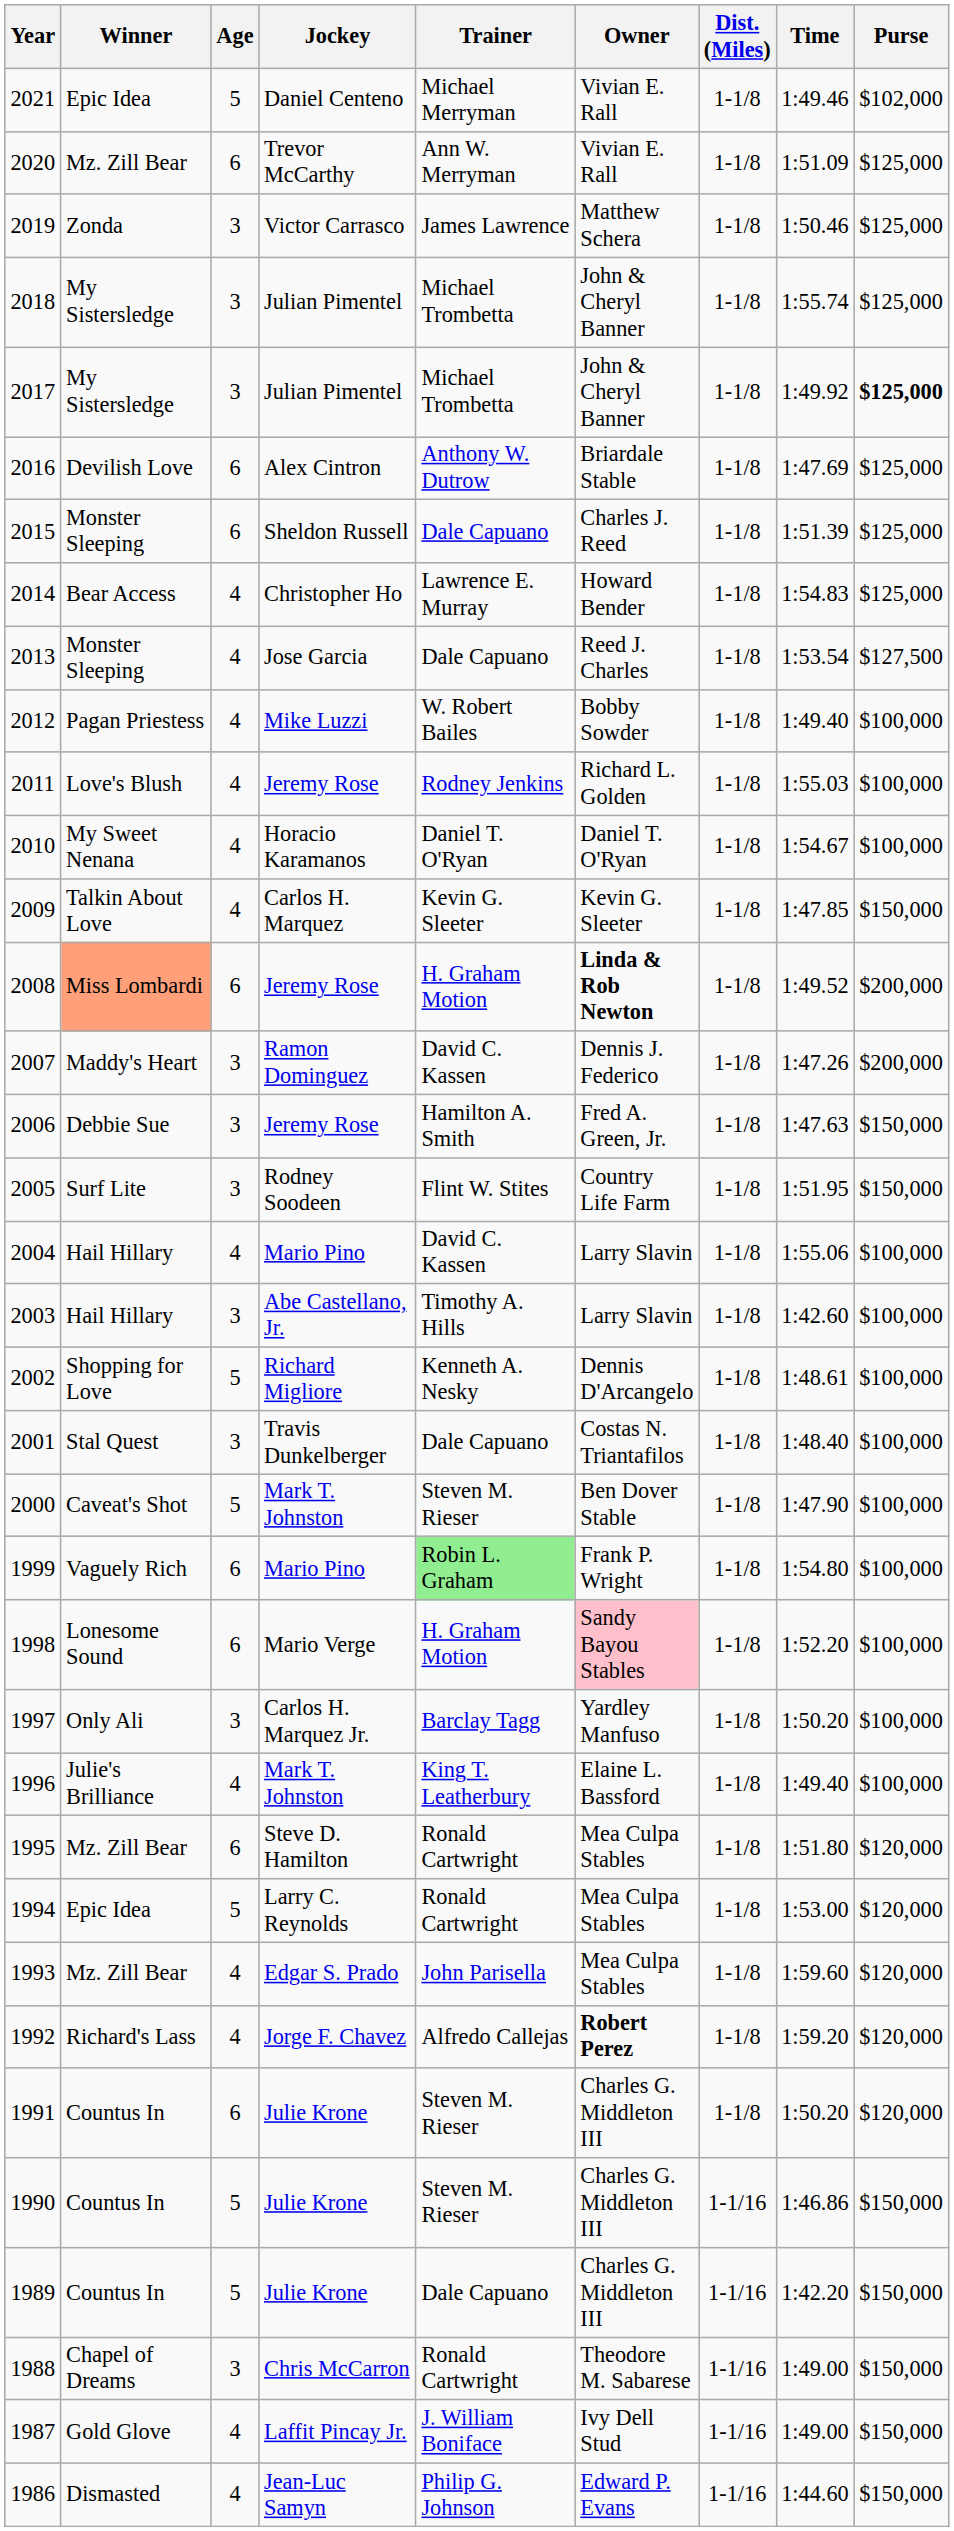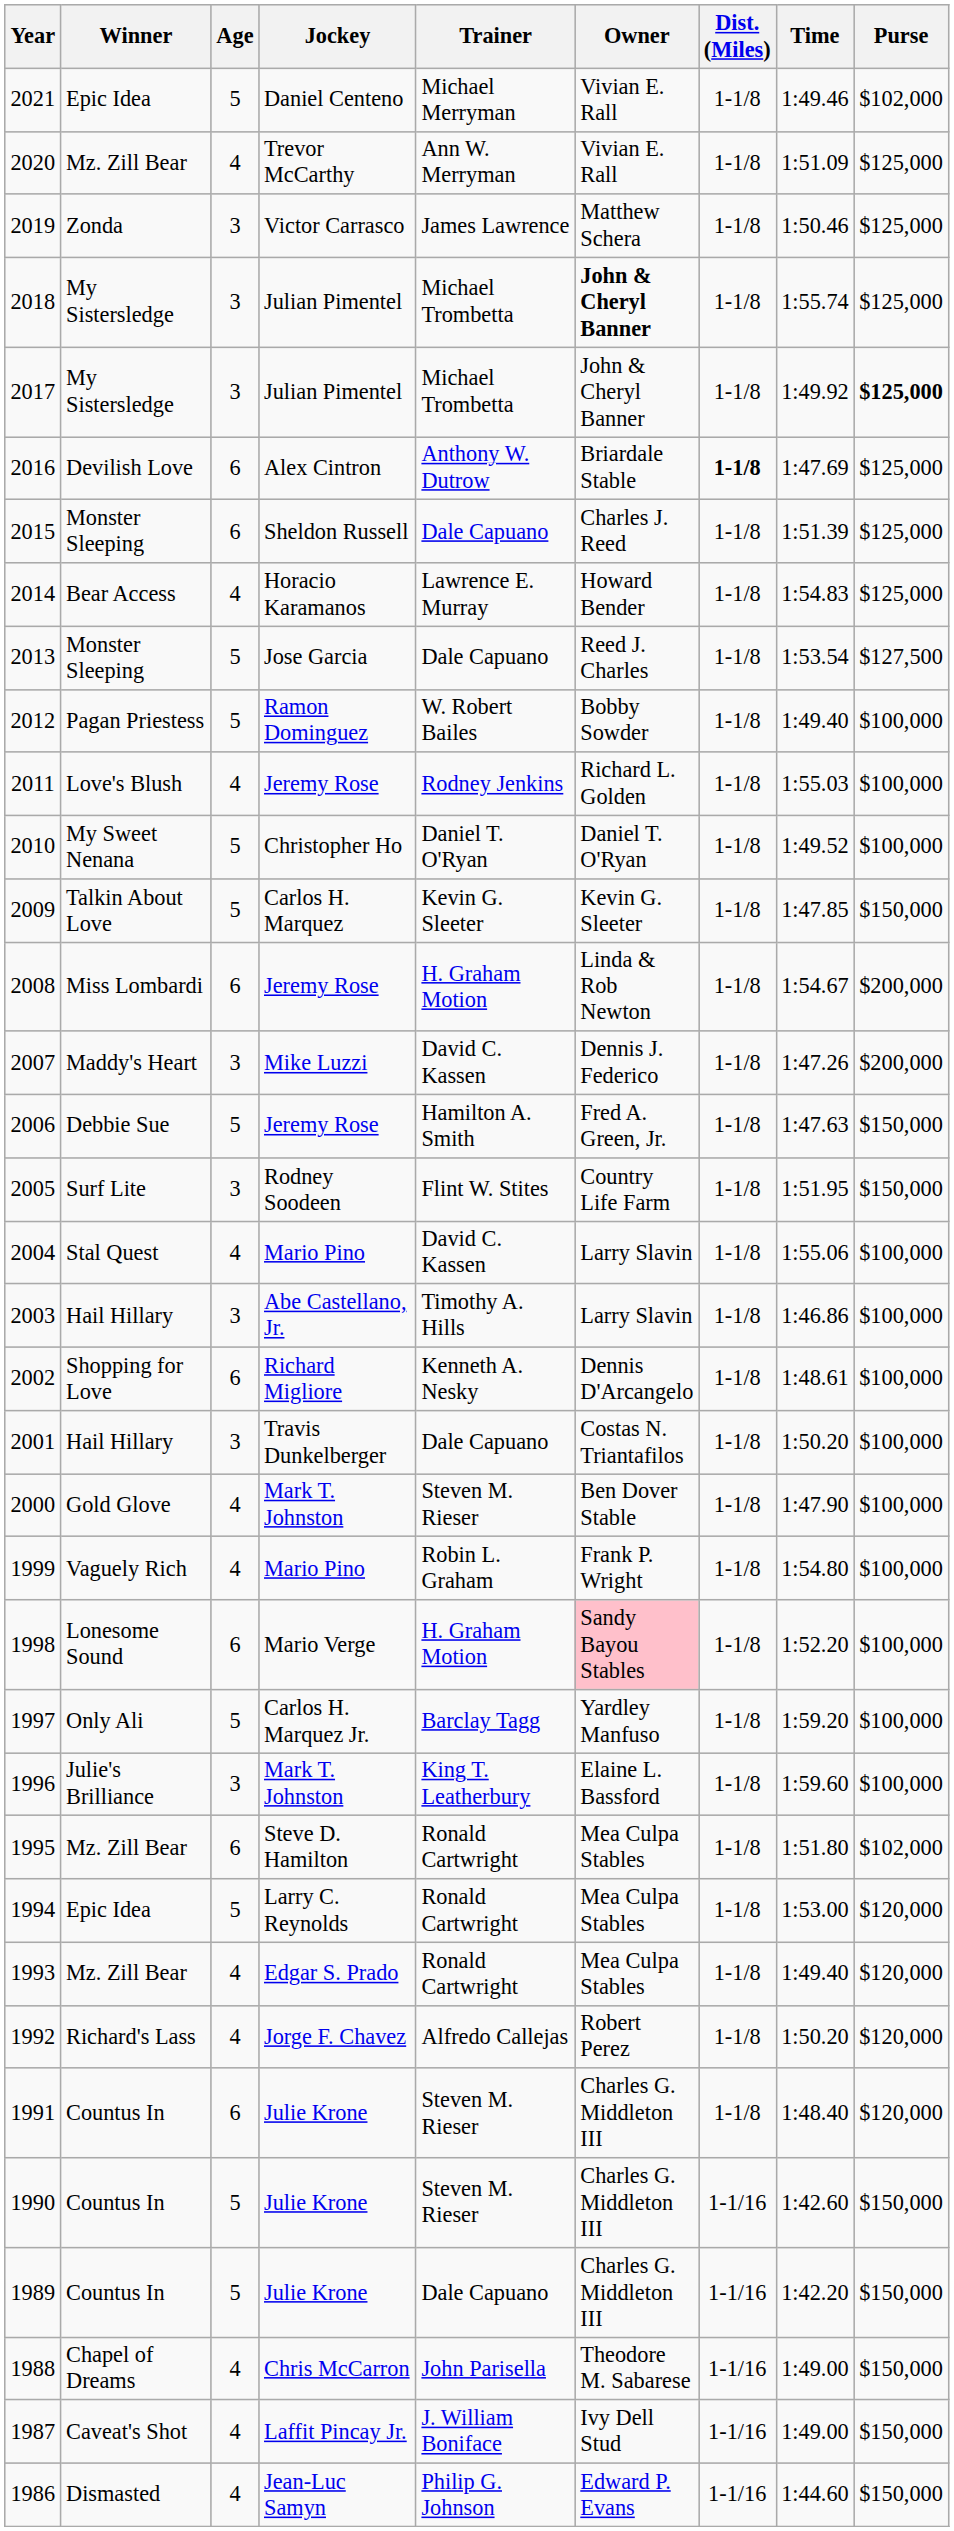(235, 162) 6 -> (235, 162) 4
(613, 302) normal -> (616, 302) bold
(737, 468) normal -> (737, 468) bold
(333, 594) Christopher Ho -> (315, 594) Horacio Karamanos
(235, 657) 4 -> (235, 657) 5
(235, 720) 4 -> (235, 720) 5
(316, 720) Mike Luzzi -> (316, 720) Ramon Dominguez
(235, 847) 4 -> (235, 847) 5
(315, 847) Horacio Karamanos -> (333, 847) Christopher Ho
(815, 847) 1:54.67 -> (815, 847) 1:49.52
(235, 910) 4 -> (235, 910) 5
(134, 986) lightsalmon background -> (134, 986) no background
(621, 986) bold -> (618, 986) normal
(815, 986) 1:49.52 -> (815, 986) 1:54.67
(316, 1062) Ramon Dominguez -> (316, 1062) Mike Luzzi
(235, 1126) 3 -> (235, 1126) 5
(120, 1252) Hail Hillary -> (112, 1252) Stal Quest
(815, 1315) 1:42.60 -> (815, 1315) 1:46.86
(235, 1378) 5 -> (235, 1378) 6
(112, 1441) Stal Quest -> (120, 1441) Hail Hillary
(815, 1441) 1:48.40 -> (815, 1441) 1:50.20
(127, 1505) Caveat's Shot -> (118, 1505) Gold Glove
(235, 1505) 5 -> (235, 1505) 4
(235, 1568) 6 -> (235, 1568) 4
(461, 1568) lightgreen background -> (461, 1568) no background
(235, 1720) 3 -> (235, 1720) 5
(815, 1720) 1:50.20 -> (815, 1720) 1:59.20
(235, 1784) 4 -> (235, 1784) 3
(815, 1784) 1:49.40 -> (815, 1784) 1:59.60
(901, 1847) $120,000 -> (901, 1847) $102,000
(484, 1973) John Parisella -> (470, 1973) Ronald Cartwright
(815, 1973) 1:59.60 -> (815, 1973) 1:49.40
(614, 2036) bold -> (611, 2036) normal
(815, 2036) 1:59.20 -> (815, 2036) 1:50.20
(815, 2113) 1:50.20 -> (815, 2113) 1:48.40
(815, 2202) 1:46.86 -> (815, 2202) 1:42.60
(235, 2368) 3 -> (235, 2368) 4
(470, 2368) Ronald Cartwright -> (484, 2368) John Parisella
(118, 2431) Gold Glove -> (127, 2431) Caveat's Shot
